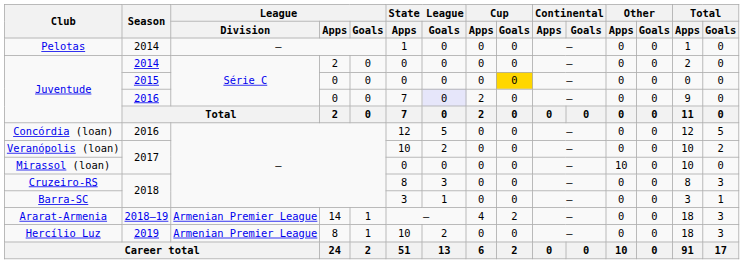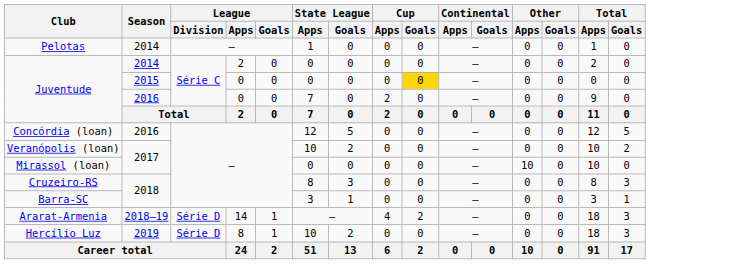(444, 98) lavender background -> (350, 98) no background
(245, 216) Armenian Premier League -> (198, 216) Série D
(245, 233) Armenian Premier League -> (198, 233) Série D
